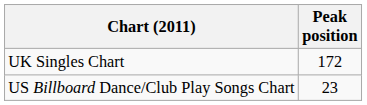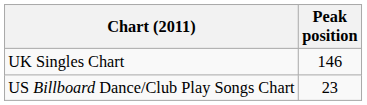(330, 61) 172 -> (330, 61) 146
